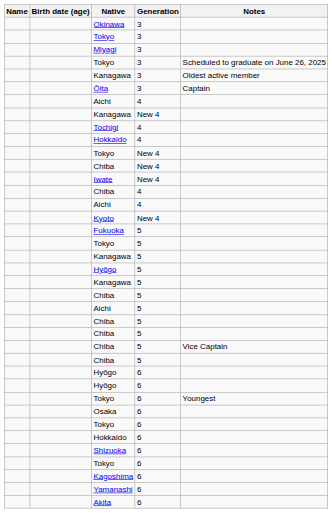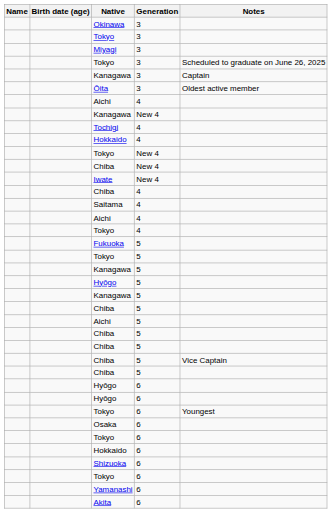(221, 75) Oldest active member -> (196, 75) Captain
(196, 88) Captain -> (221, 88) Oldest active member
+ row: (108, 205)
+ row: (104, 230)
- row: (104, 218)
- row: (113, 476)
